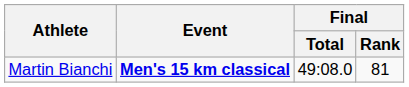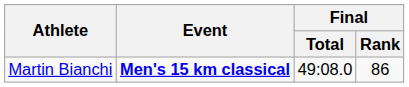(380, 70) 81 -> (380, 70) 86
